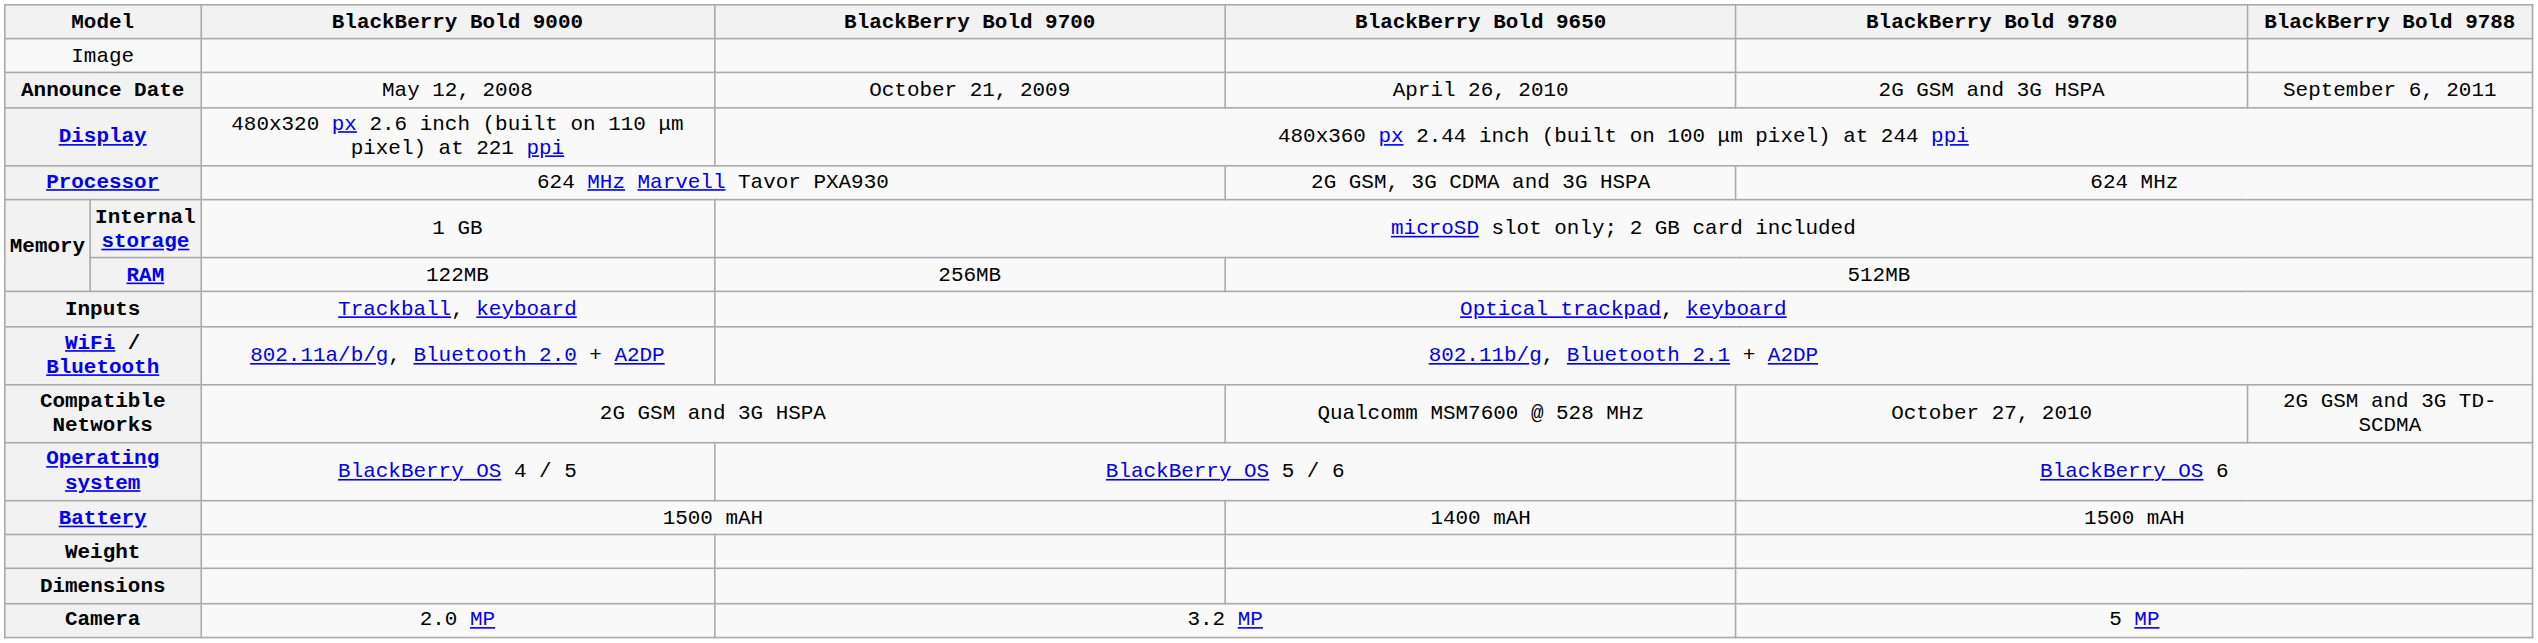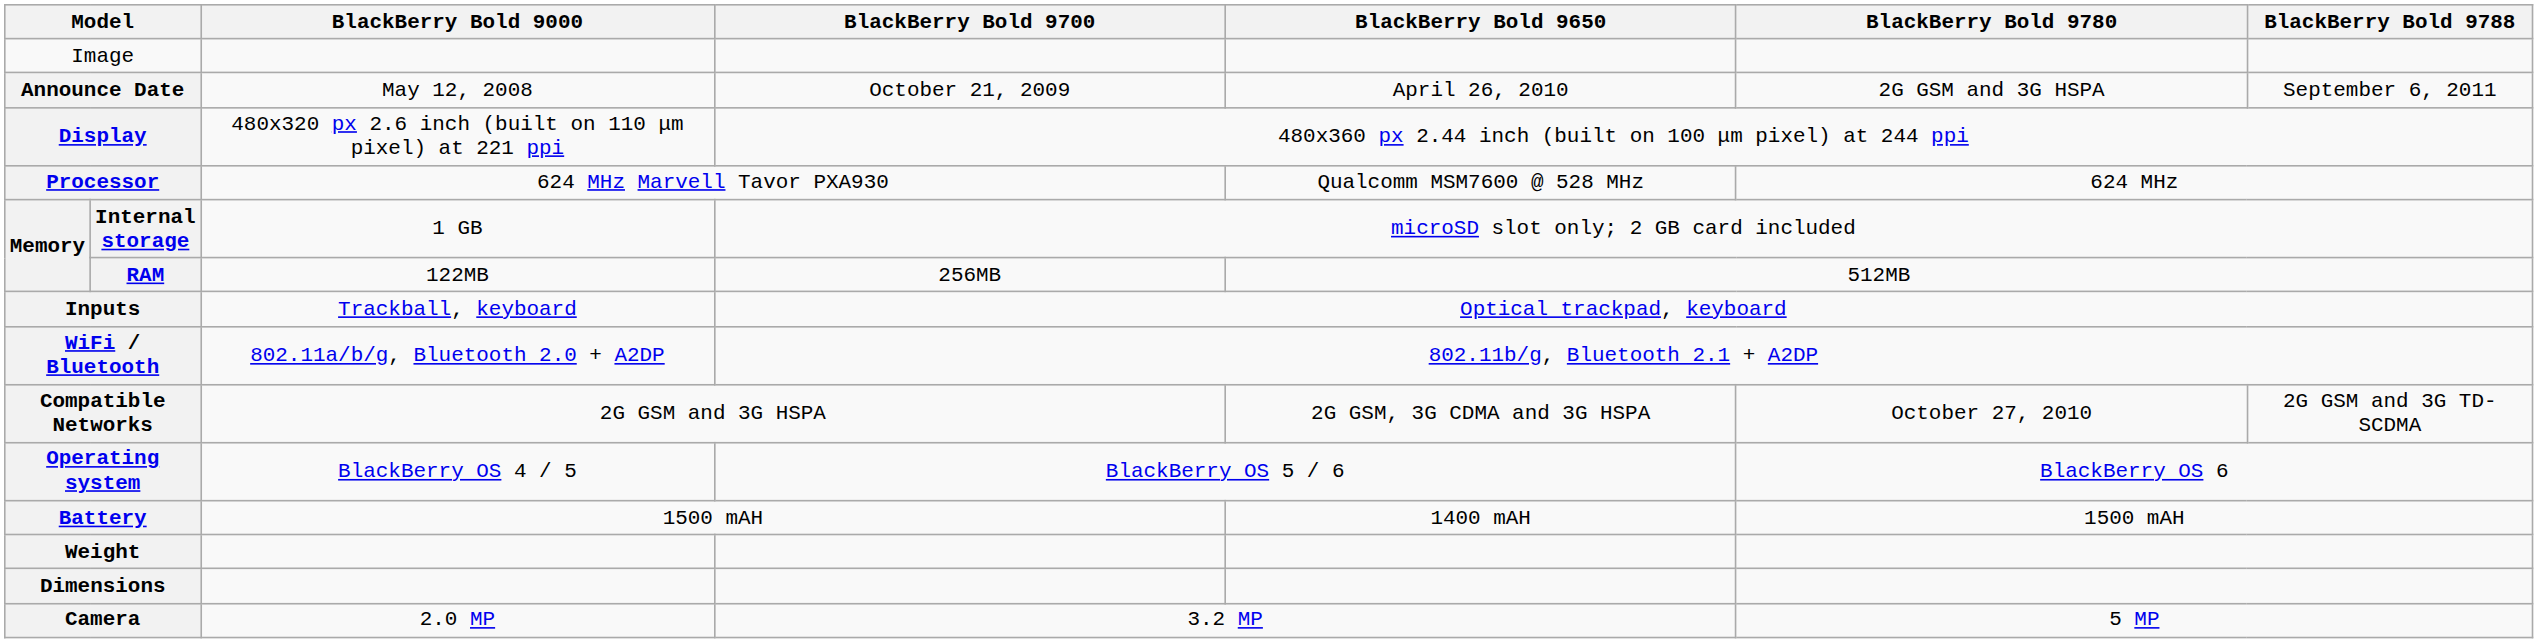(1481, 182) 2G GSM, 3G CDMA and 3G HSPA -> (1481, 182) Qualcomm MSM7600 @ 528 MHz
(1481, 413) Qualcomm MSM7600 @ 528 MHz -> (1481, 413) 2G GSM, 3G CDMA and 3G HSPA
